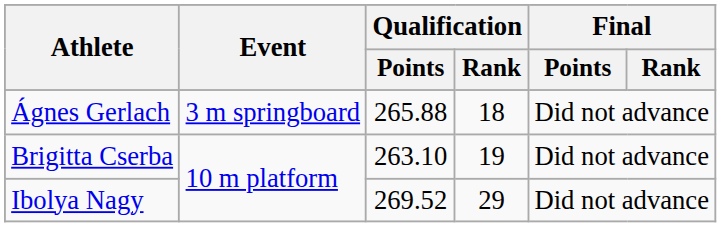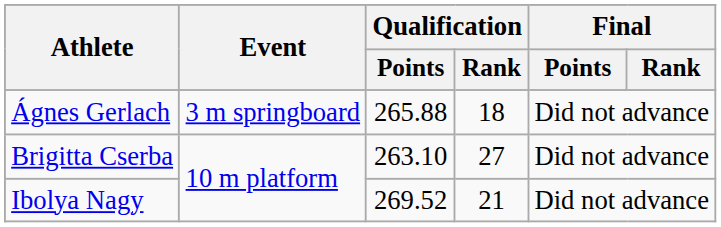(492, 156) 19 -> (492, 156) 27
(492, 200) 29 -> (492, 200) 21
